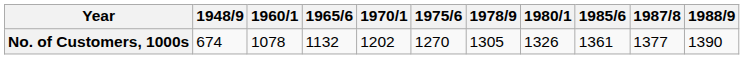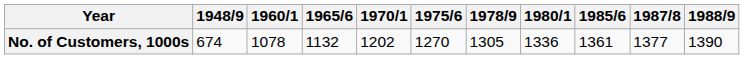(541, 41) 1326 -> (541, 41) 1336
